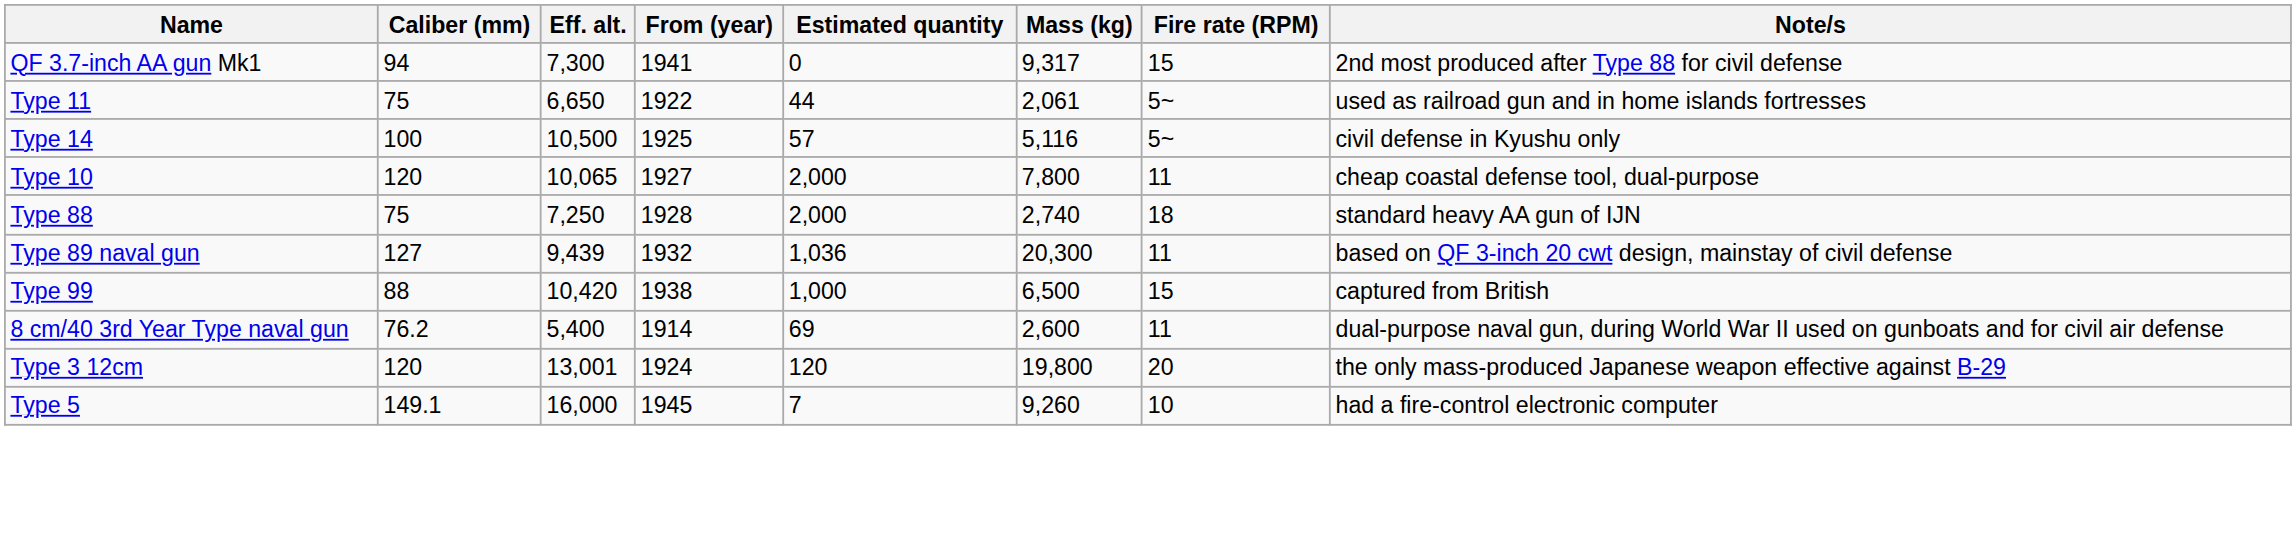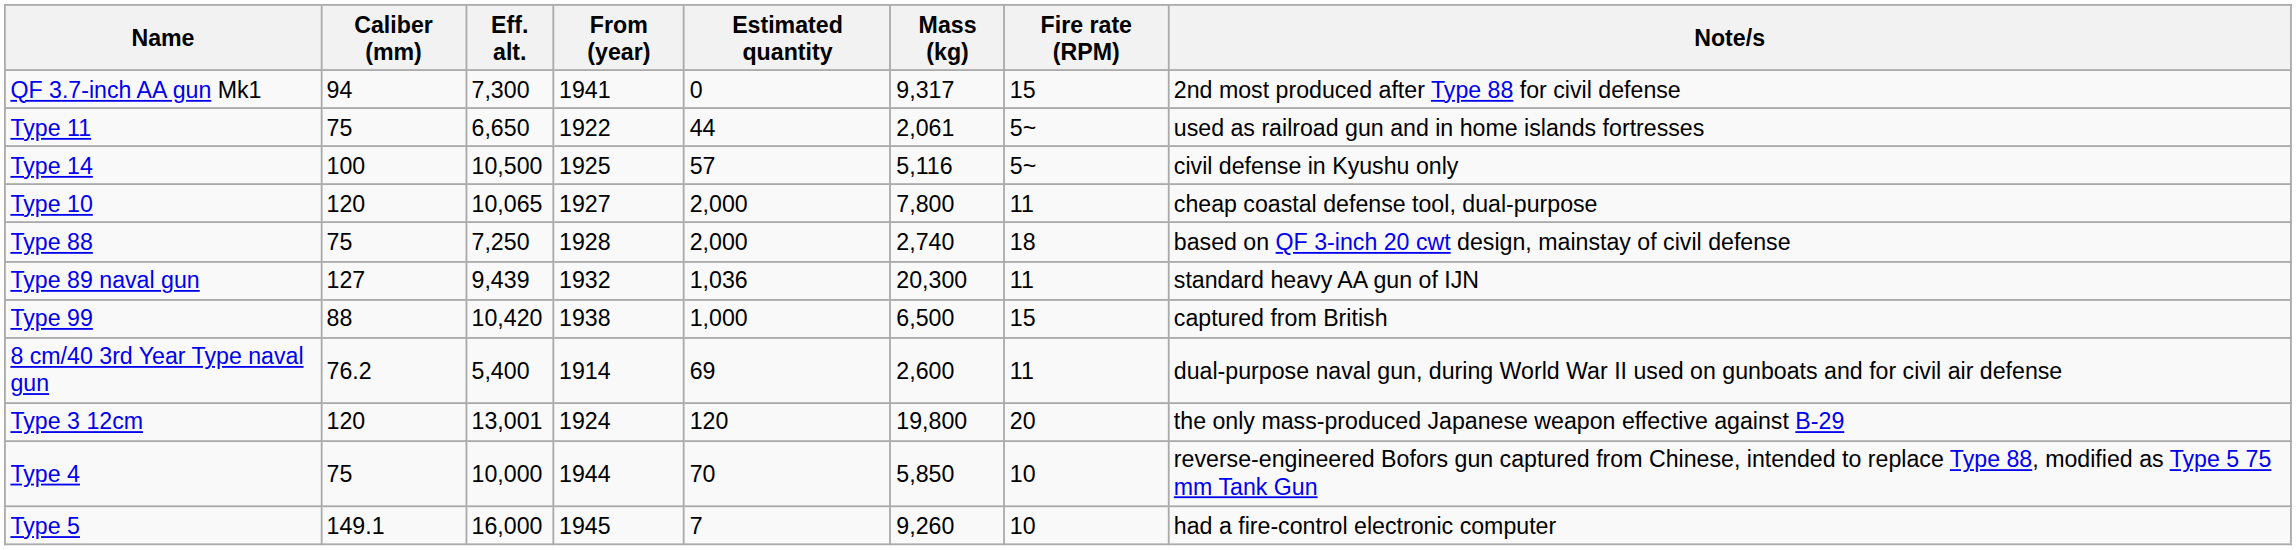(1488, 215) standard heavy AA gun of IJN -> (1482, 242) based on QF 3-inch 20 cwt design, mainstay of civil defense
(1644, 253) based on QF 3-inch 20 cwt design, mainstay of civil defense -> (1326, 280) standard heavy AA gun of IJN
+ row: (45, 473)
